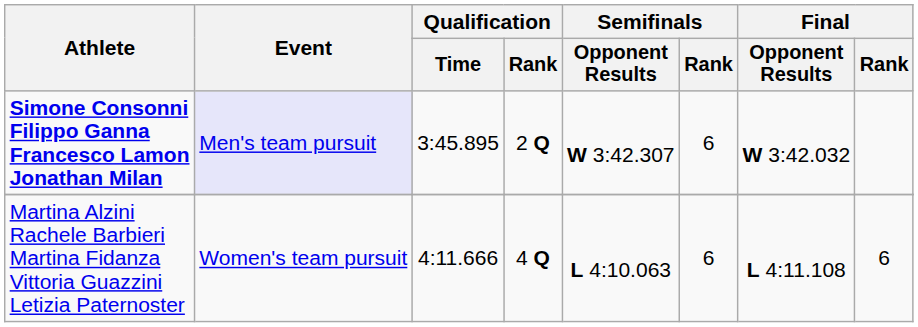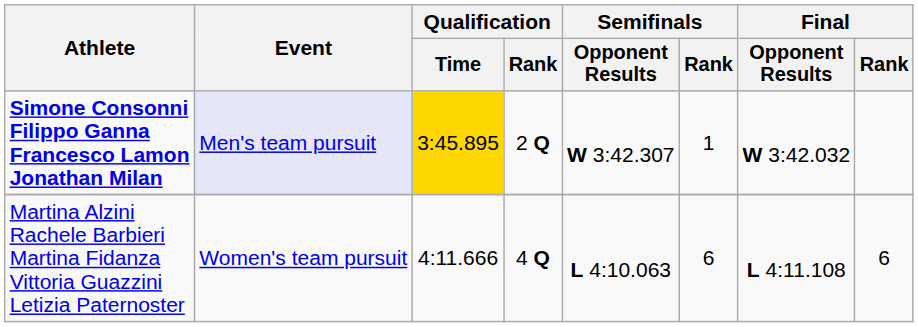(458, 143) no background -> (458, 143) gold background
(709, 143) 6 -> (709, 143) 1
